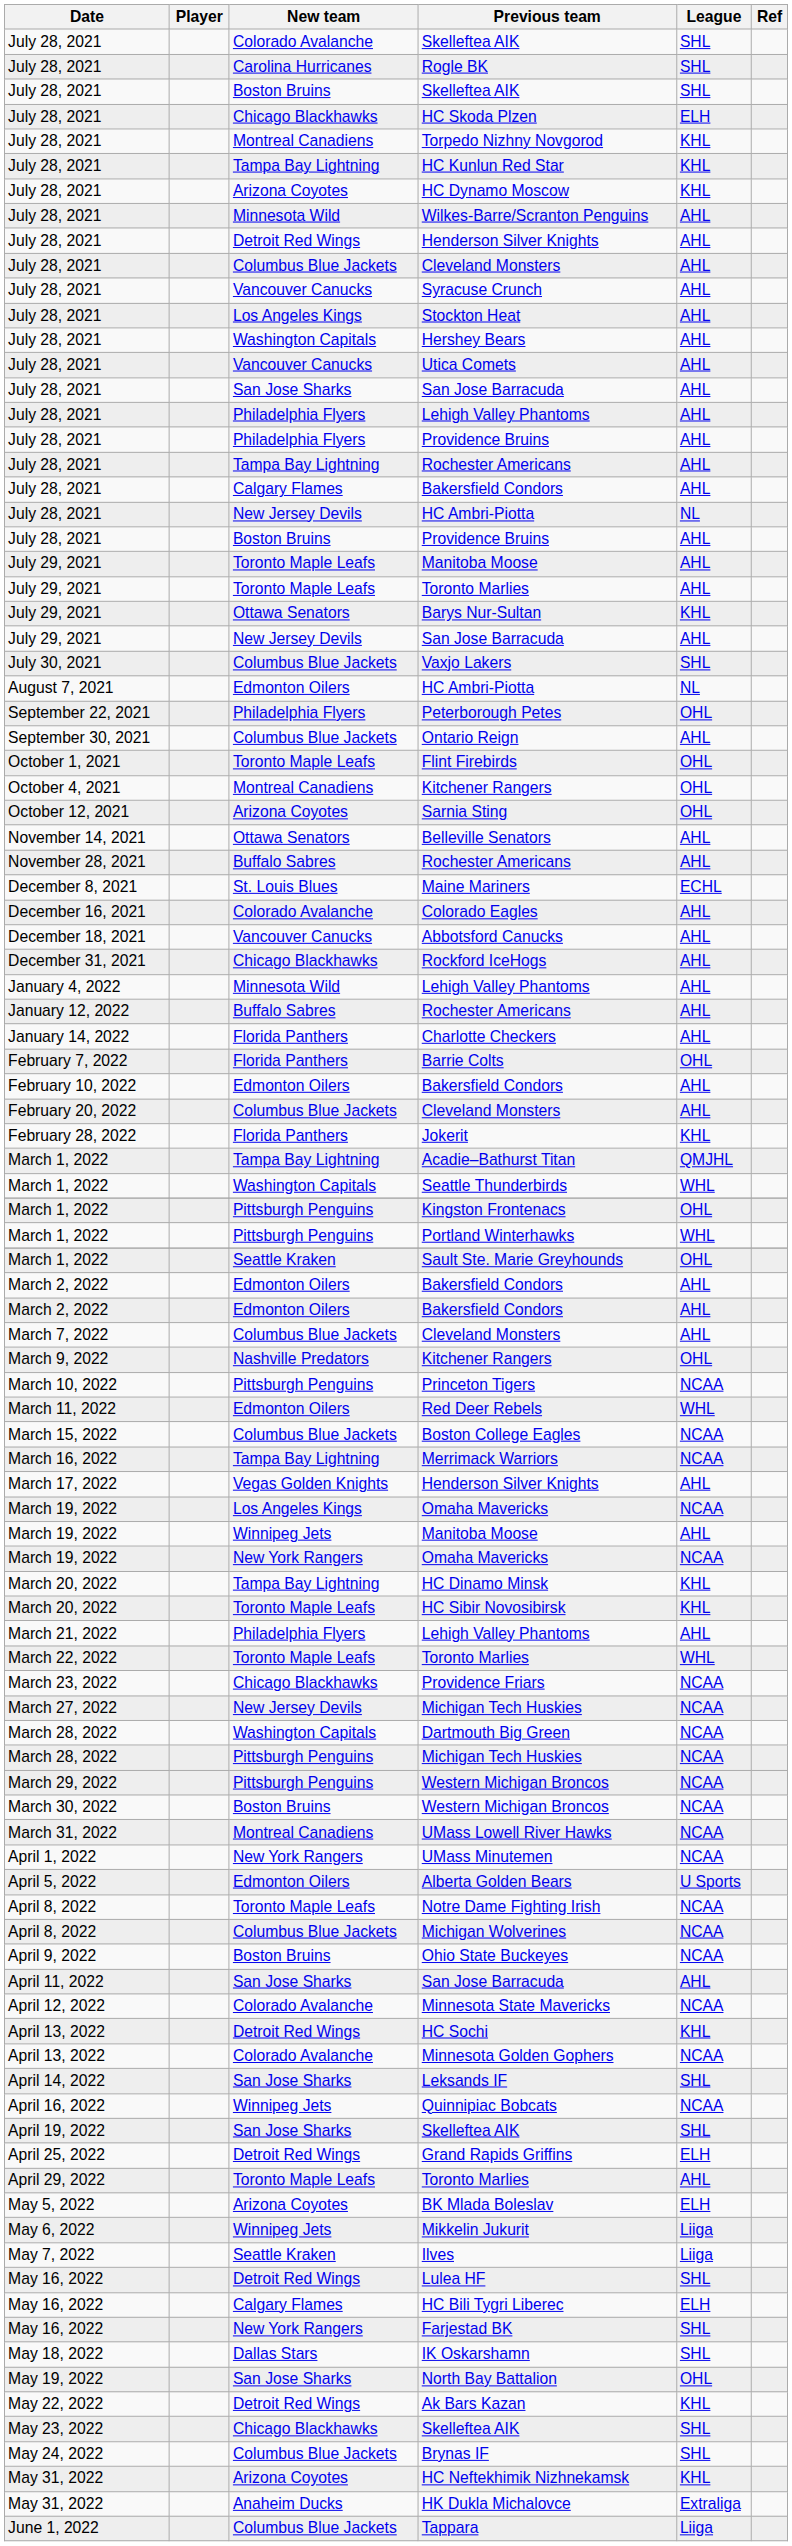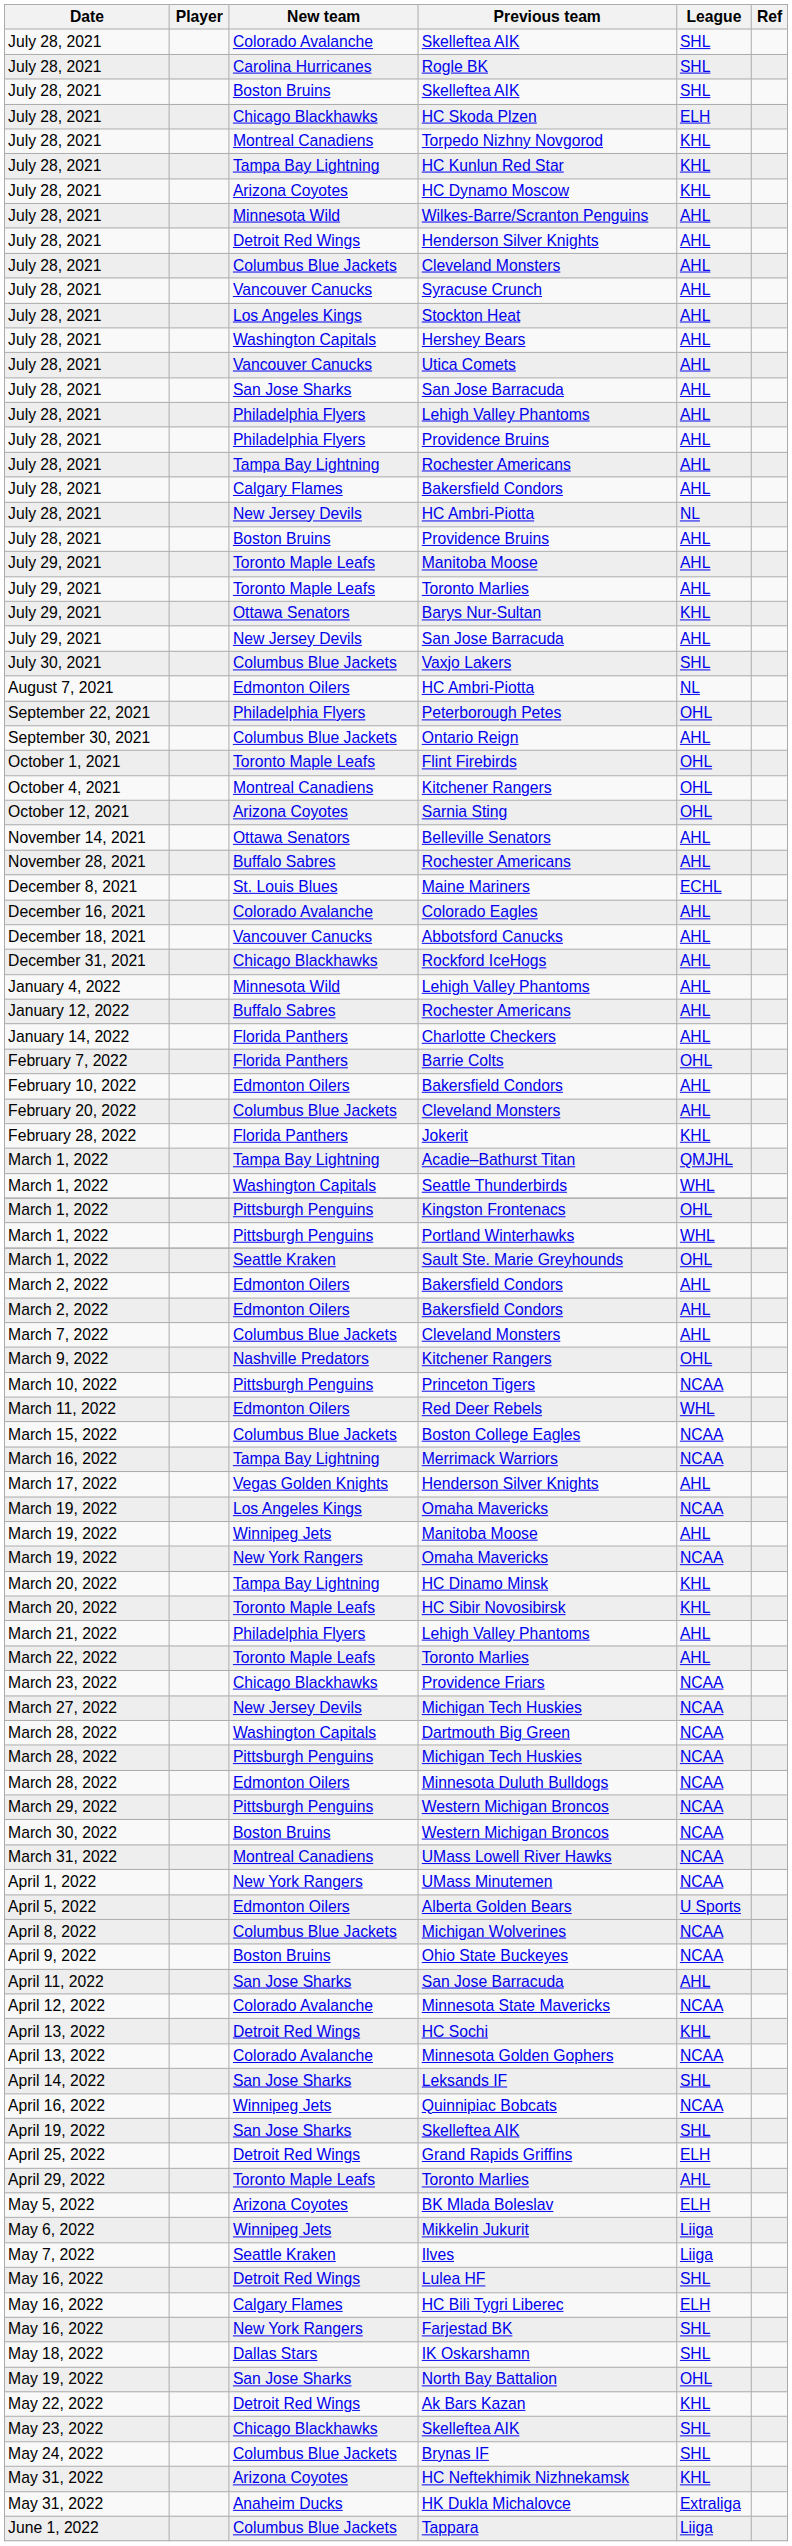(697, 1658) WHL -> (695, 1658) AHL
+ row: (63, 1782)
- row: (52, 1906)
